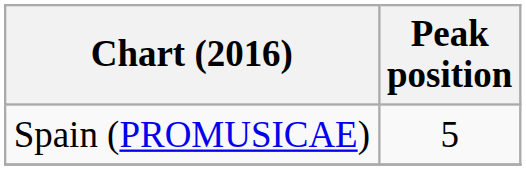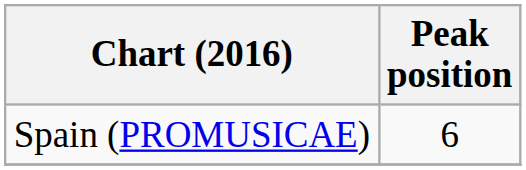(450, 134) 5 -> (450, 134) 6
